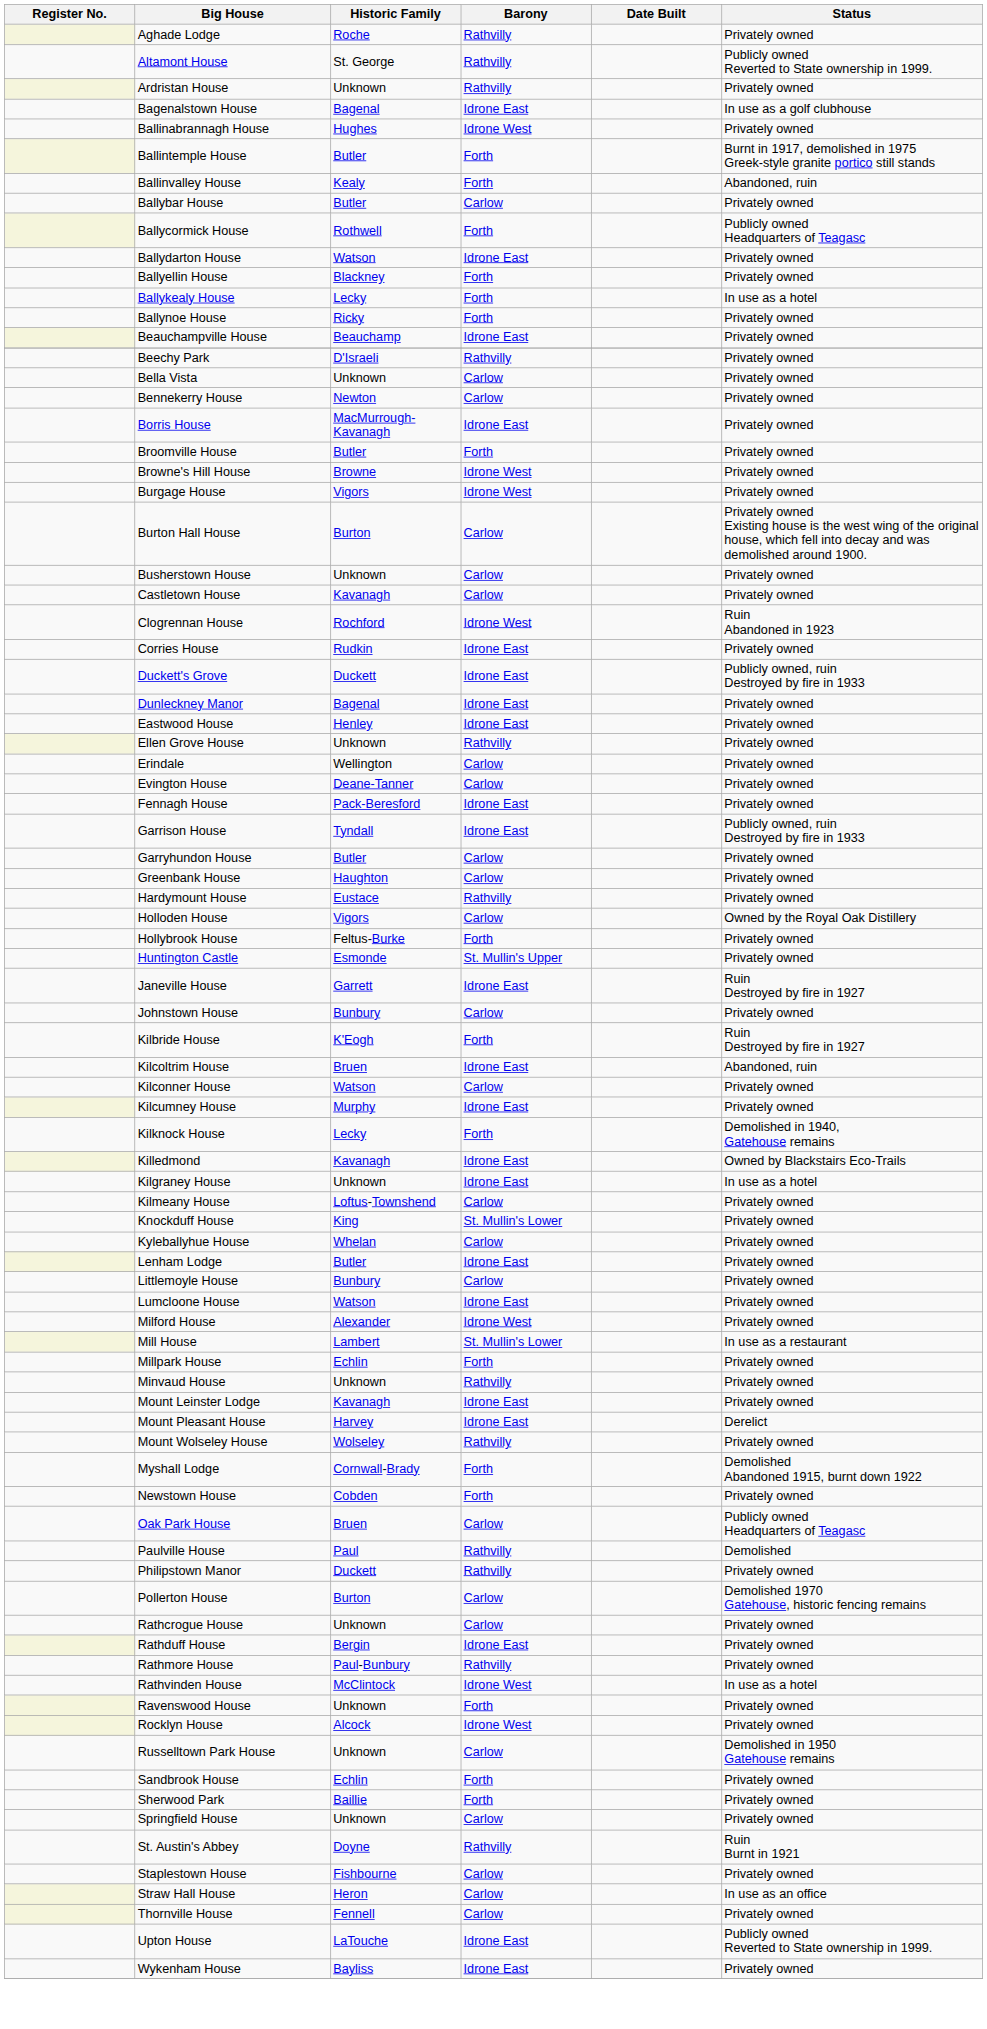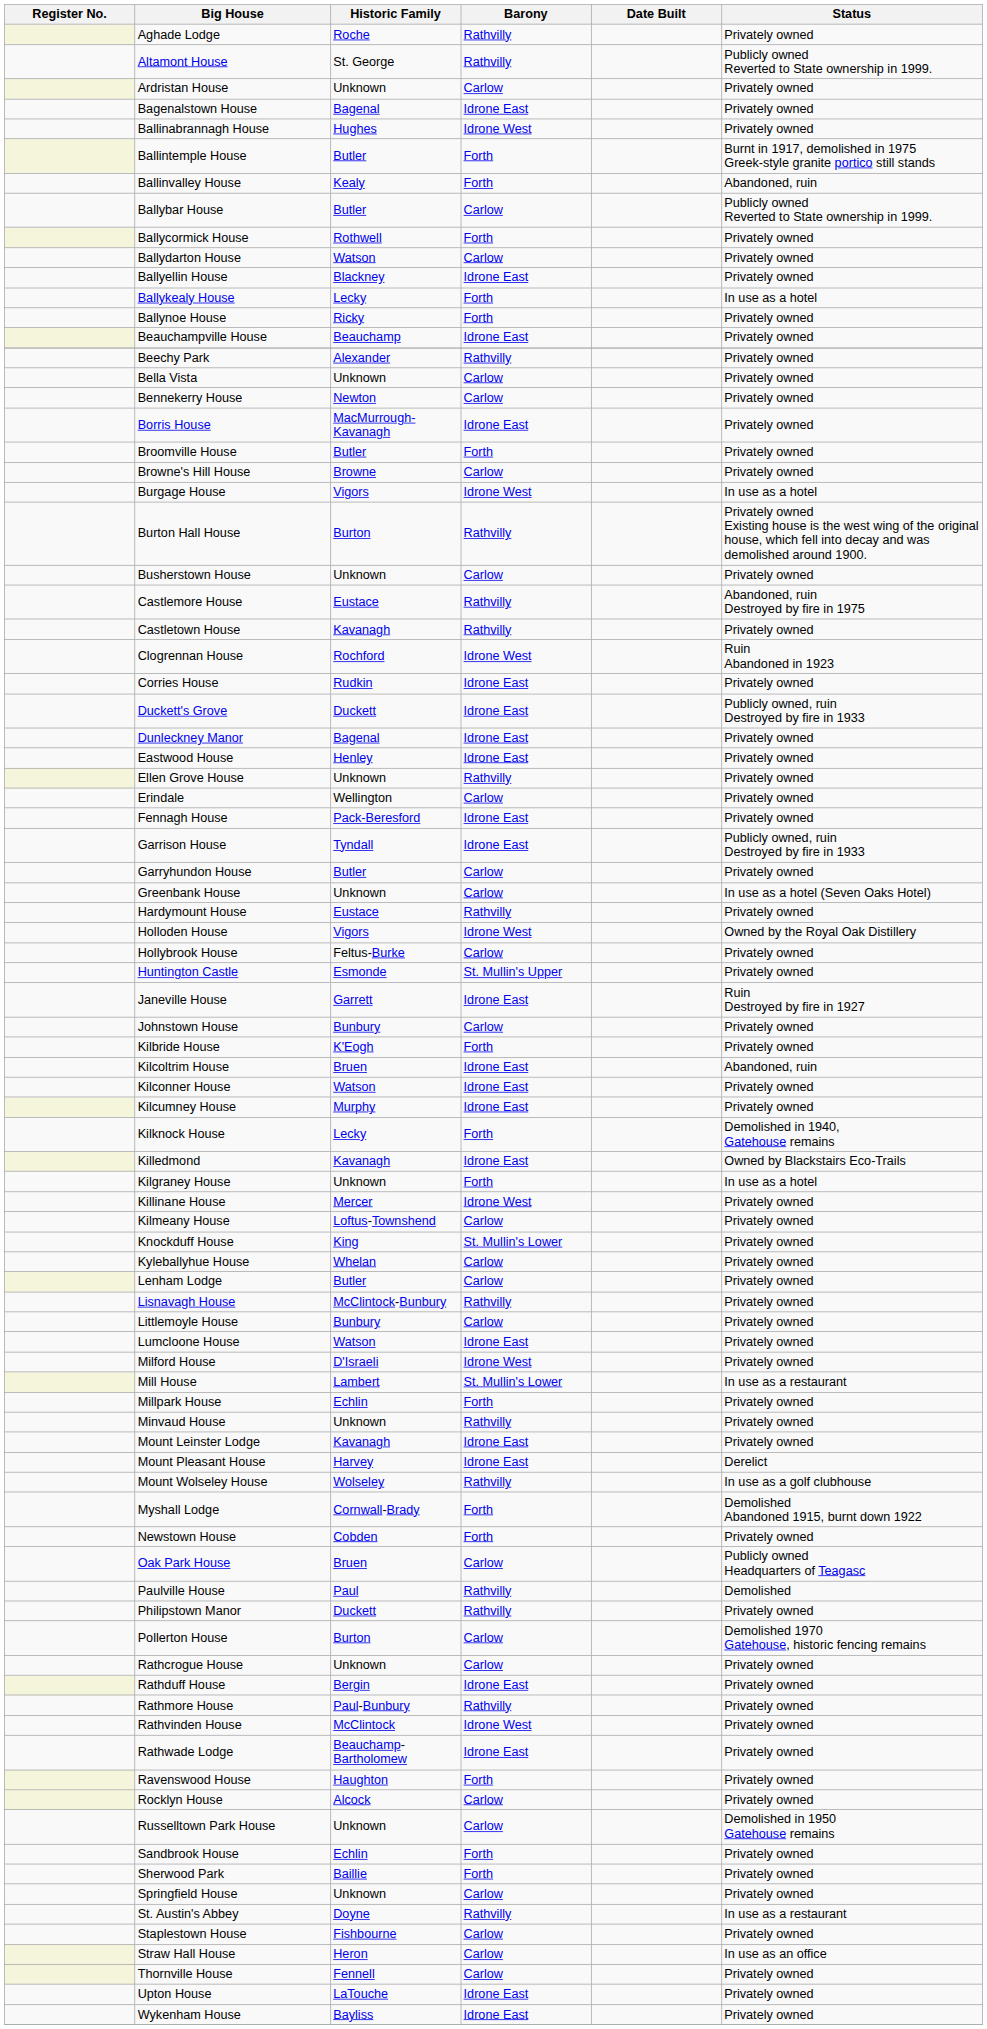(487, 88) Rathvilly -> (483, 88) Carlow
(798, 108) In use as a golf clubhouse -> (769, 108) Privately owned
(769, 203) Privately owned -> (828, 210) Publicly owned Reverted to State ownership in 1999.
(795, 230) Publicly owned Headquarters of Teagasc -> (769, 237) Privately owned
(496, 257) Idrone East -> (483, 257) Carlow
(478, 277) Forth -> (496, 277) Idrone East
(356, 357) D'Israeli -> (362, 357) Alexander
(498, 472) Idrone West -> (483, 472) Carlow
(769, 492) Privately owned -> (771, 492) In use as a hotel
(483, 533) Carlow -> (487, 533) Rathvilly
+ row: (190, 602)
(483, 595) Carlow -> (487, 629) Rathvilly
- row: (182, 783)
(361, 878) Haughton -> (360, 892) Unknown
(769, 878) Privately owned -> (828, 892) In use as a hotel (Seven Oaks Hotel)
(483, 918) Carlow -> (498, 932) Idrone West
(478, 938) Forth -> (483, 952) Carlow
(795, 1040) Ruin Destroyed by fire in 1927 -> (769, 1047) Privately owned
(483, 1087) Carlow -> (496, 1087) Idrone East
(496, 1181) Idrone East -> (478, 1181) Forth
+ row: (182, 1201)
(496, 1261) Idrone East -> (483, 1281) Carlow
+ row: (187, 1301)
(362, 1321) Alexander -> (356, 1362) D'Israeli
(769, 1442) Privately owned -> (798, 1482) In use as a golf clubhouse
(771, 1685) In use as a hotel -> (769, 1725) Privately owned
+ row: (185, 1752)
(360, 1705) Unknown -> (361, 1779) Haughton
(498, 1725) Idrone West -> (483, 1799) Carlow
(762, 1847) Ruin Burnt in 1921 -> (785, 1914) In use as a restaurant
(828, 1941) Publicly owned Reverted to State ownership in 1999. -> (769, 1994) Privately owned
